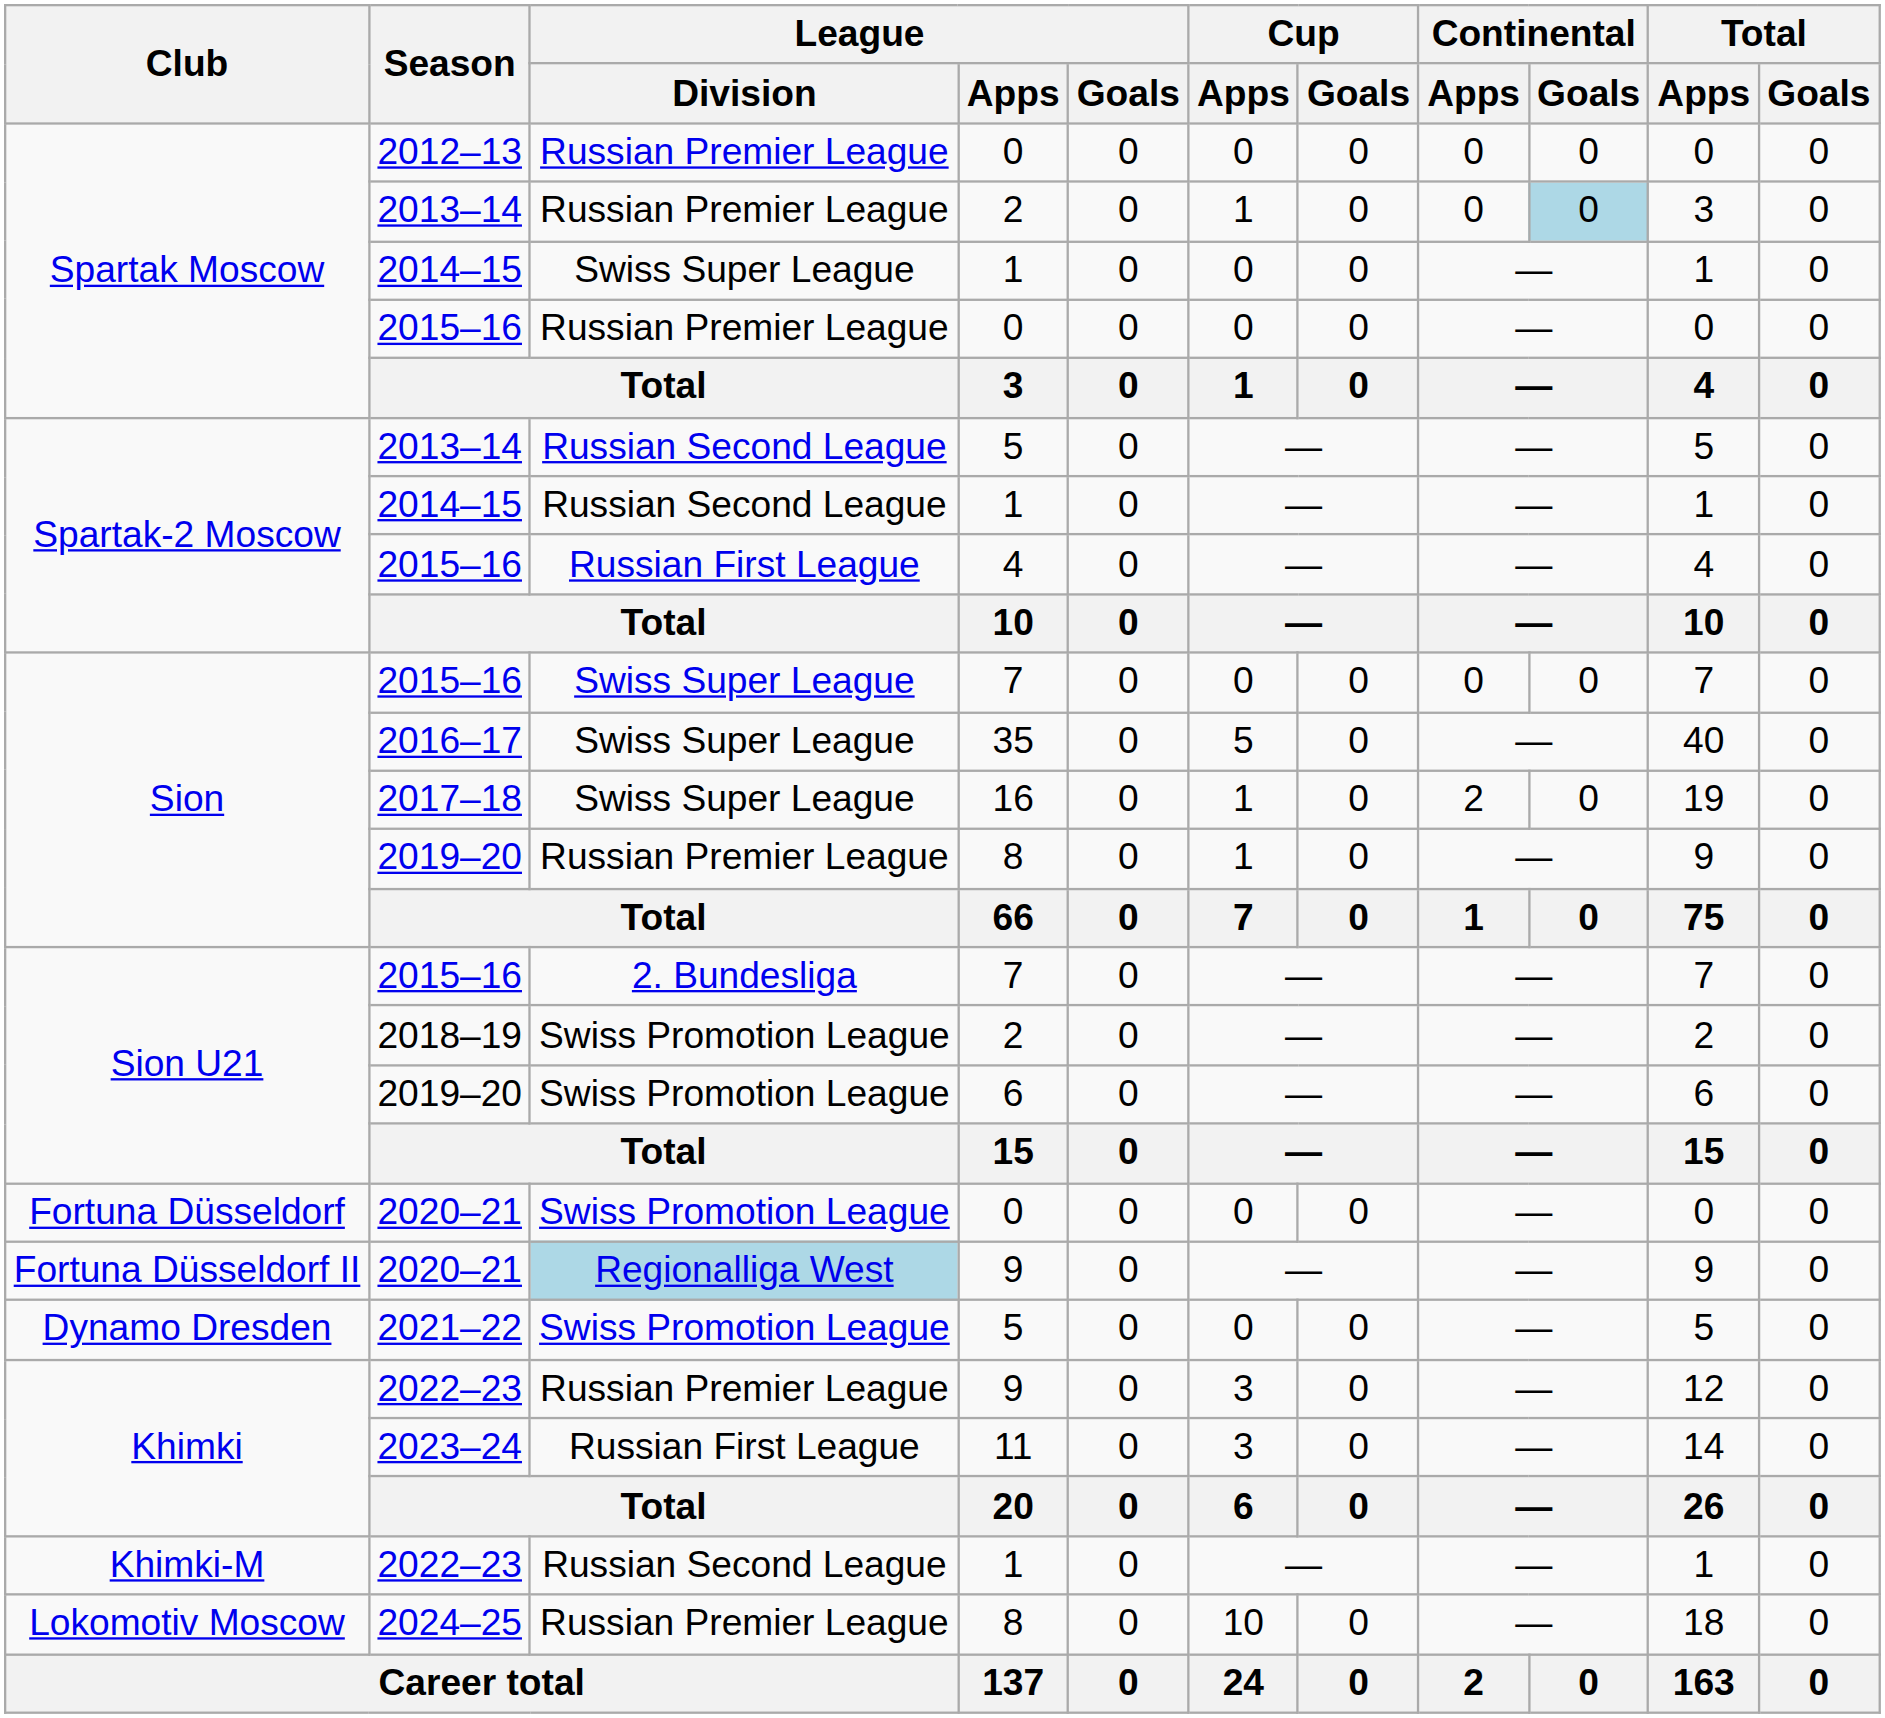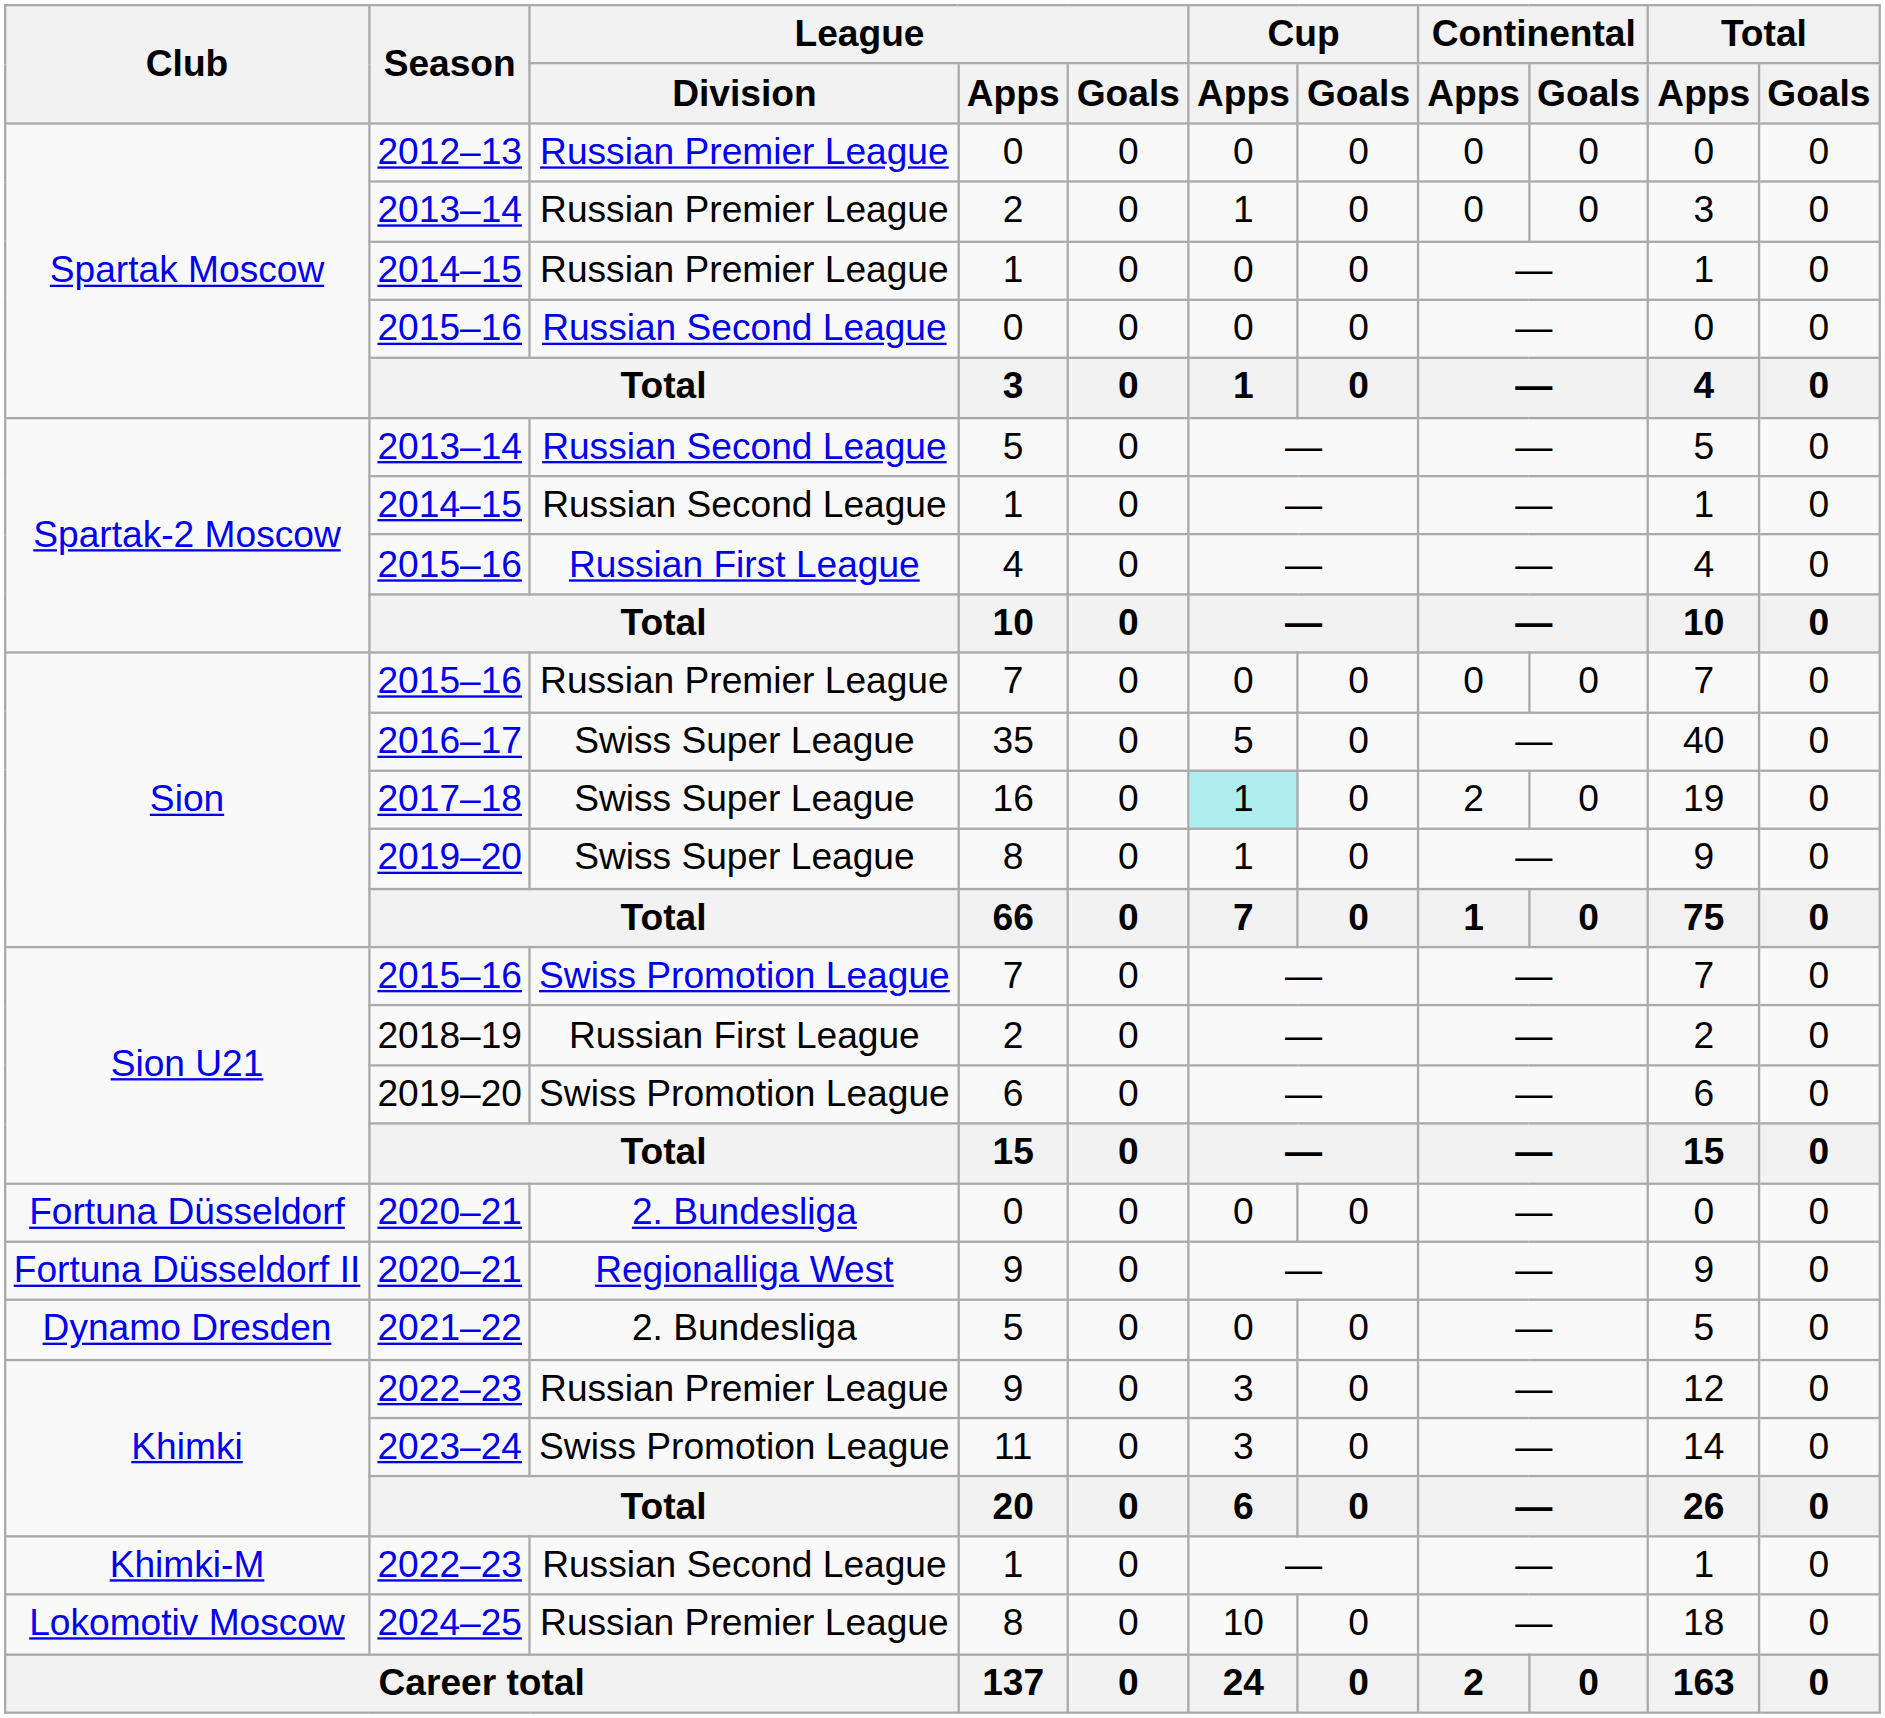(1589, 210) lightblue background -> (1589, 210) no background
(744, 269) Swiss Super League -> (744, 269) Russian Premier League
(744, 328) Russian Premier League -> (744, 328) Russian Second League
(744, 681) Swiss Super League -> (744, 681) Russian Premier League
(1243, 799) no background -> (1243, 799) paleturquoise background
(744, 858) Russian Premier League -> (744, 858) Swiss Super League
(744, 975) 2. Bundesliga -> (744, 975) Swiss Promotion League
(744, 1034) Swiss Promotion League -> (744, 1034) Russian First League
(744, 1211) Swiss Promotion League -> (744, 1211) 2. Bundesliga
(744, 1270) lightblue background -> (744, 1270) no background
(744, 1329) Swiss Promotion League -> (744, 1329) 2. Bundesliga
(744, 1446) Russian First League -> (744, 1446) Swiss Promotion League
